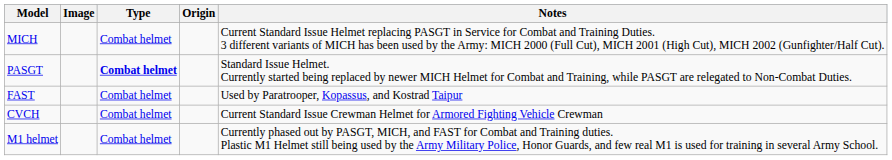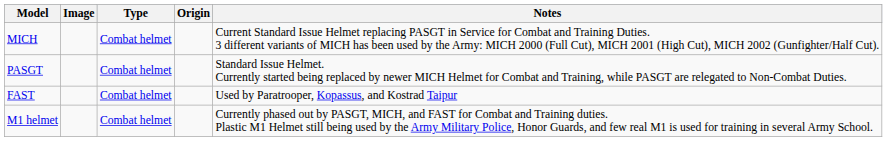(138, 70) bold -> (136, 70) normal
- row: (23, 114)
